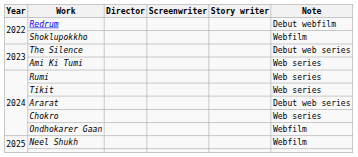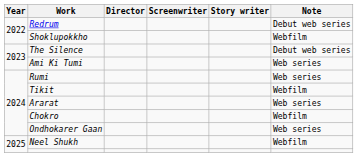(304, 24) Debut webfilm -> (312, 24) Debut web series
(297, 90) Web series -> (290, 90) Webfilm
(312, 103) Debut web series -> (297, 103) Web series
(297, 116) Web series -> (290, 116) Webfilm
(290, 129) Webfilm -> (297, 129) Web series
